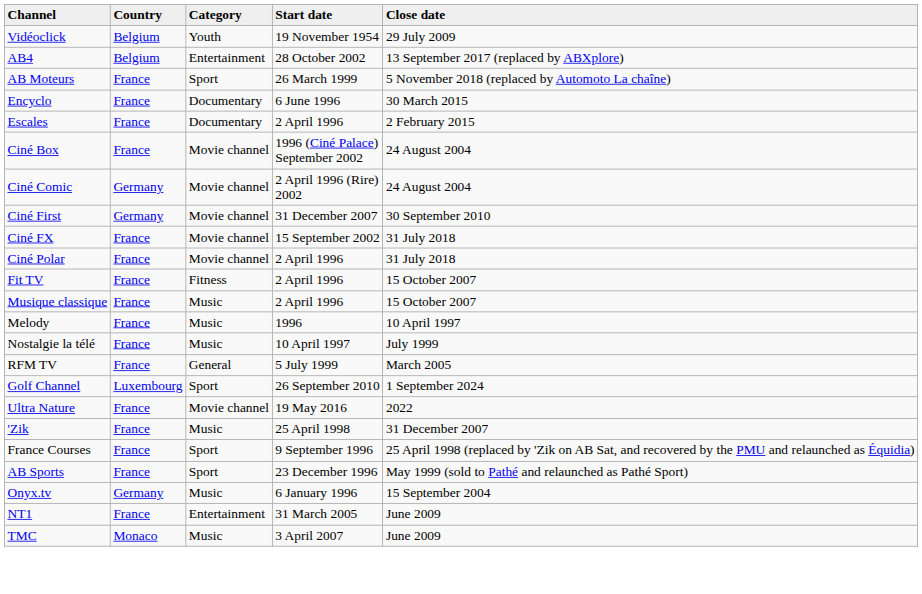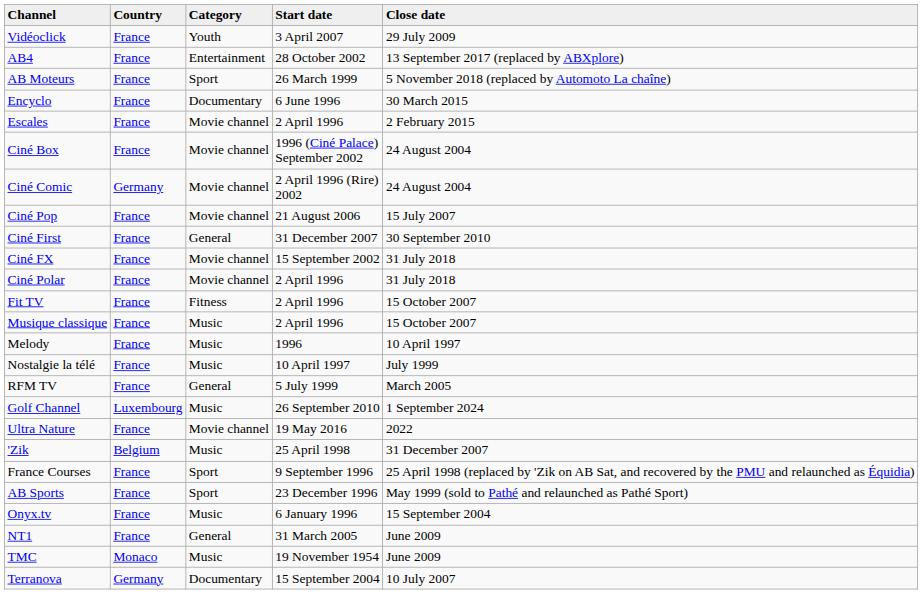(137, 36) Belgium -> (132, 36) France
(327, 36) 19 November 1954 -> (309, 36) 3 April 2007
(137, 57) Belgium -> (132, 57) France
(225, 121) Documentary -> (229, 121) Movie channel
+ row: (32, 215)
(138, 215) Germany -> (132, 237) France
(229, 215) Movie channel -> (210, 237) General
(203, 386) Sport -> (206, 407) Music
(132, 429) France -> (137, 450) Belgium
(138, 493) Germany -> (132, 514) France
(227, 514) Entertainment -> (210, 535) General
(309, 535) 3 April 2007 -> (327, 556) 19 November 1954
+ row: (35, 578)
